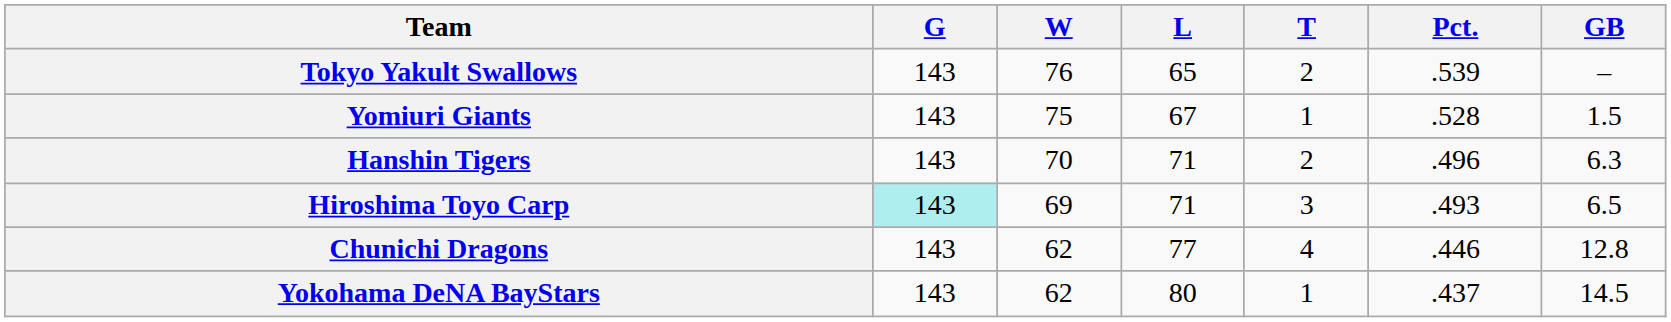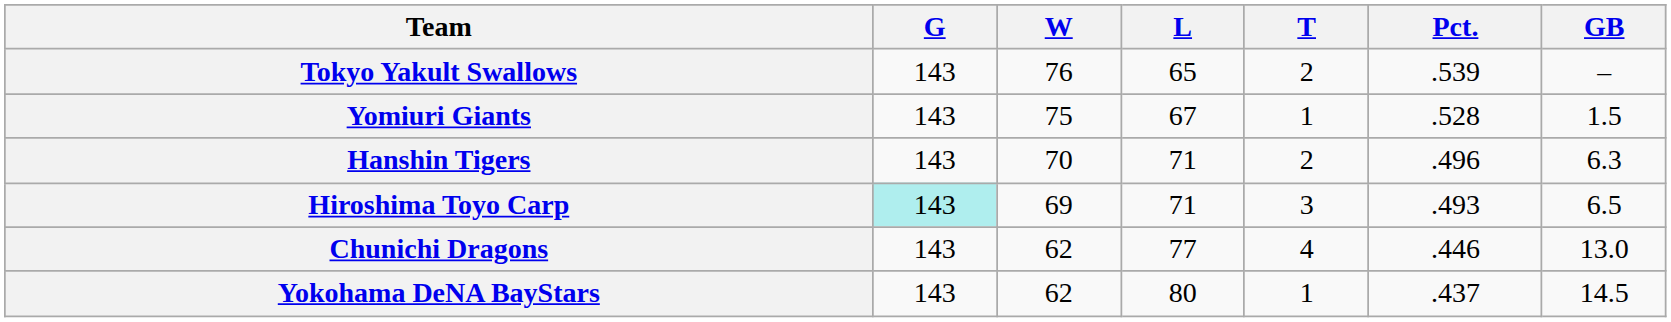(1604, 248) 12.8 -> (1604, 248) 13.0
